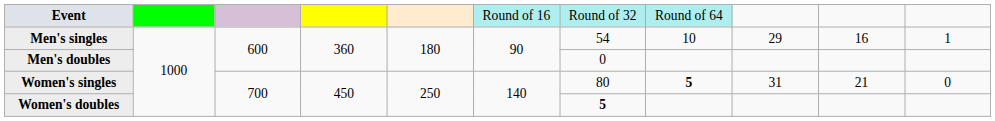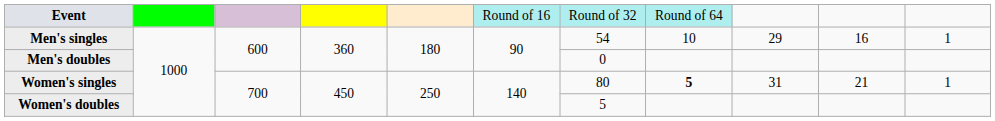(948, 83) 0 -> (948, 83) 1
(603, 105) bold -> (603, 105) normal
